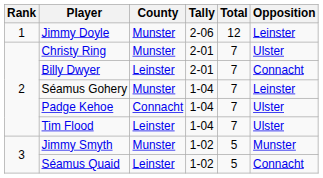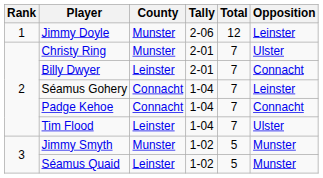(154, 88) Munster -> (158, 88) Connacht
(269, 107) Ulster -> (278, 107) Connacht
(278, 164) Connacht -> (274, 164) Munster
